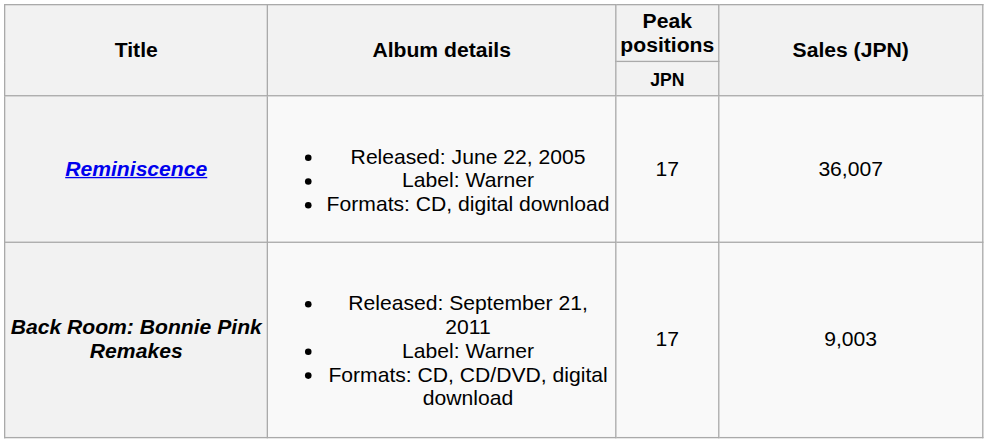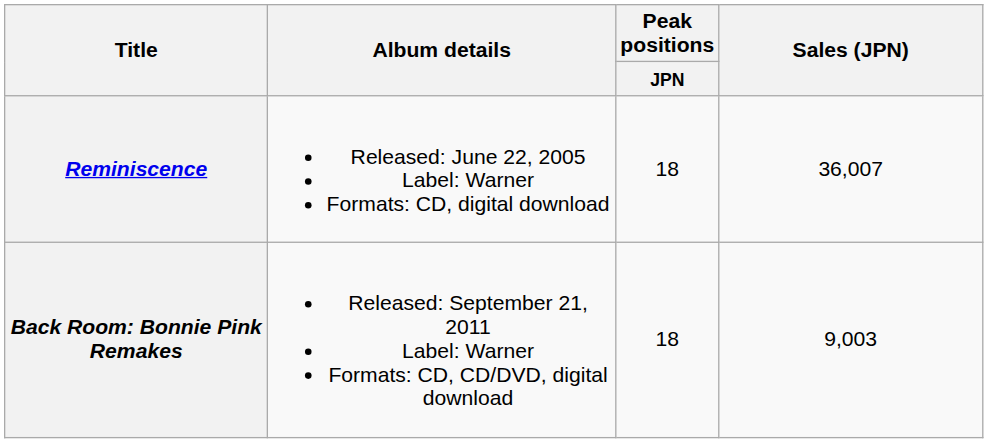(667, 168) 17 -> (667, 168) 18
(667, 339) 17 -> (667, 339) 18
